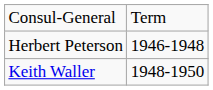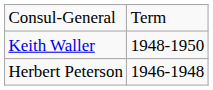rows swapped: (66, 44) <-> (52, 71)
